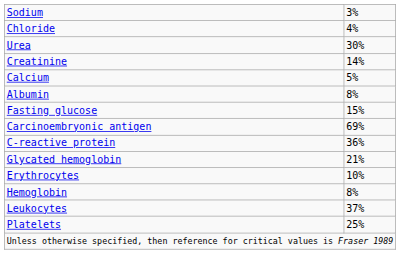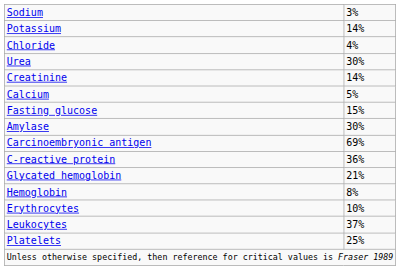+ row: (34, 29)
- row: (28, 94)
+ row: (28, 127)
rows swapped: (37, 192) <-> (43, 176)
